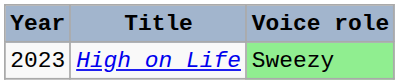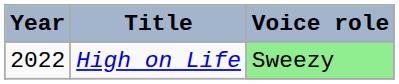(38, 61) 2023 -> (38, 61) 2022
